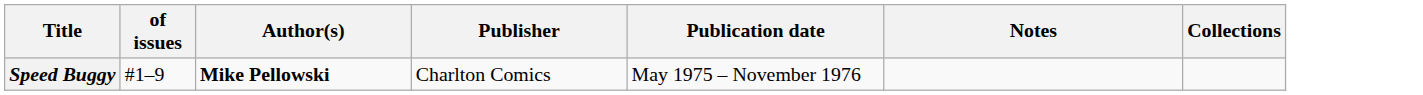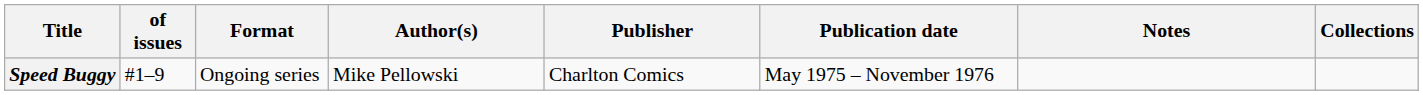+ column: (262, 31)
(265, 74) bold -> (396, 74) normal
